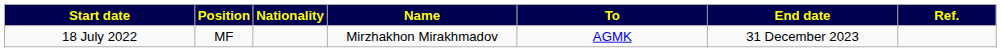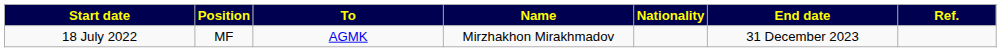columns swapped: (290, 15) <-> (612, 15)
